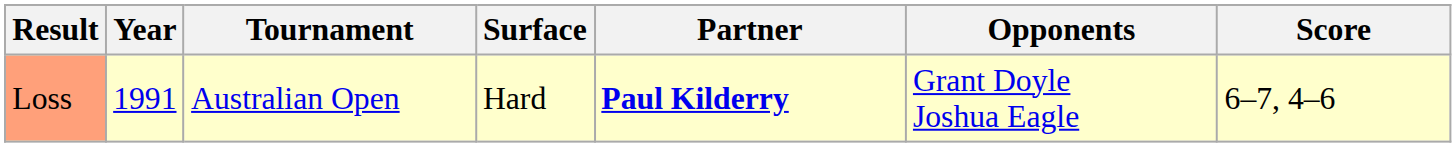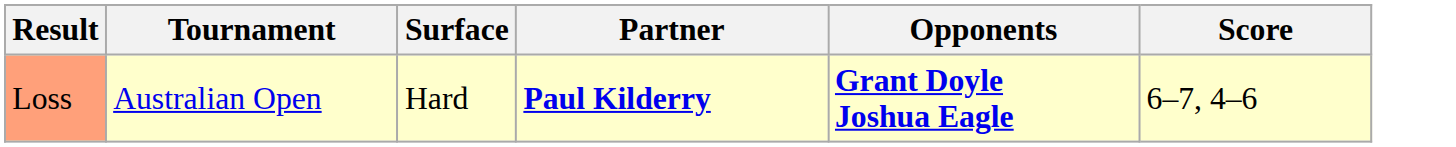- column: (145, 29)
(996, 97) normal -> (924, 97) bold
